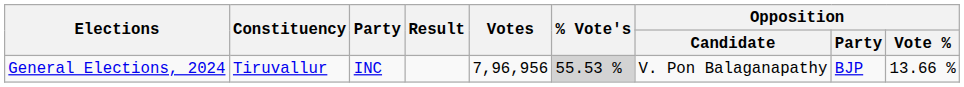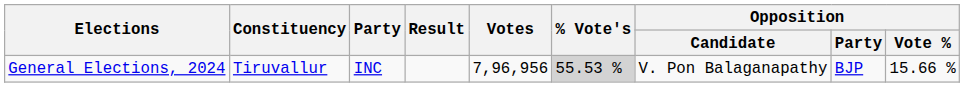(923, 69) 13.66 % -> (923, 69) 15.66 %
